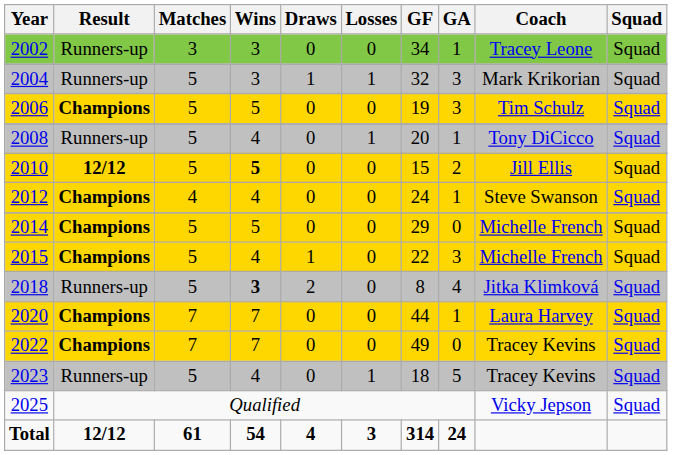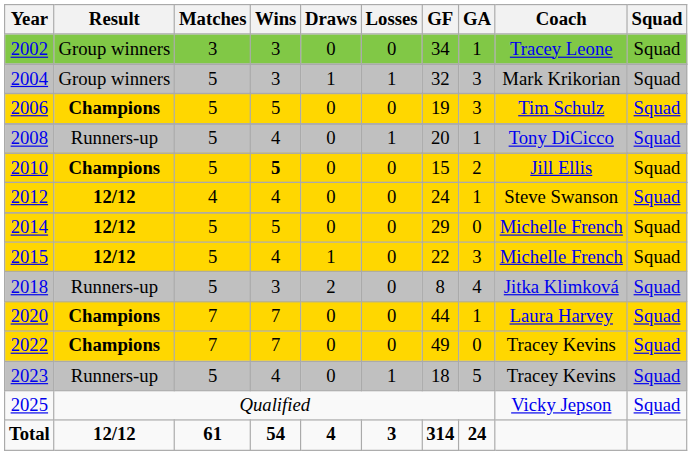(104, 49) Runners-up -> (114, 49) Group winners
(104, 78) Runners-up -> (114, 78) Group winners
(104, 167) 12/12 -> (114, 167) Champions
(104, 197) Champions -> (114, 197) 12/12
(104, 227) Champions -> (114, 227) 12/12
(104, 256) Champions -> (114, 256) 12/12
(255, 286) bold -> (276, 286) normal
